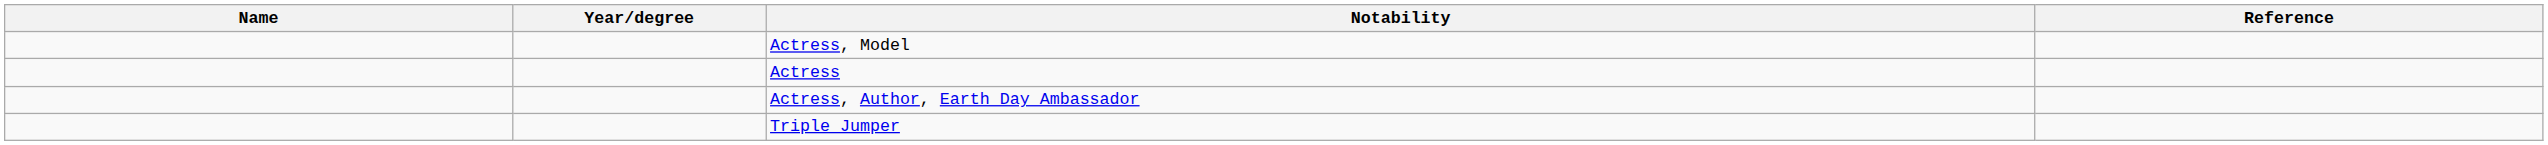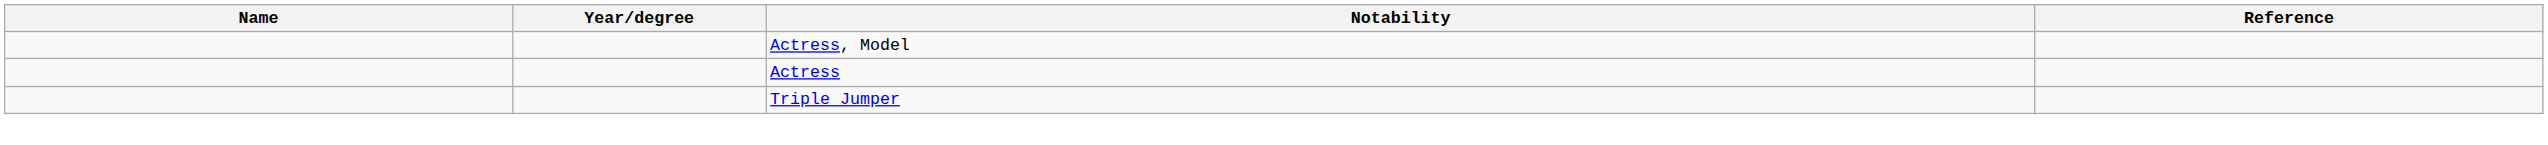- row: (955, 100)
